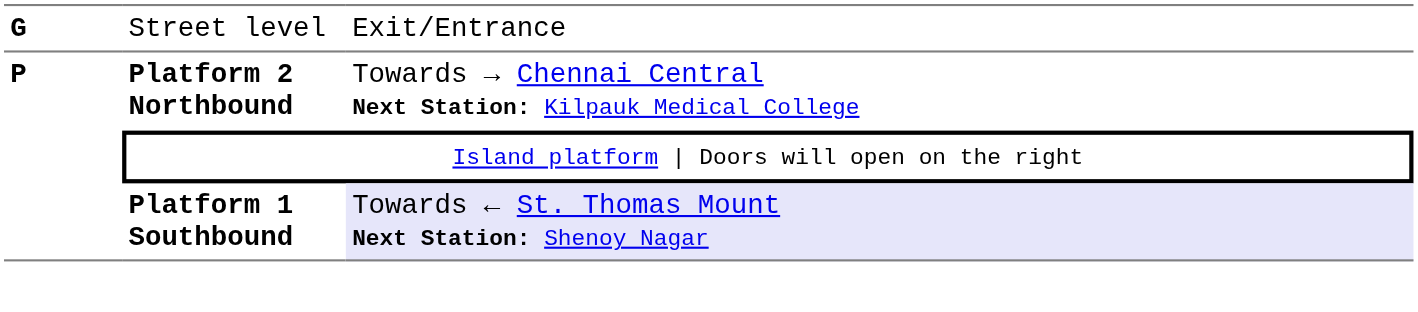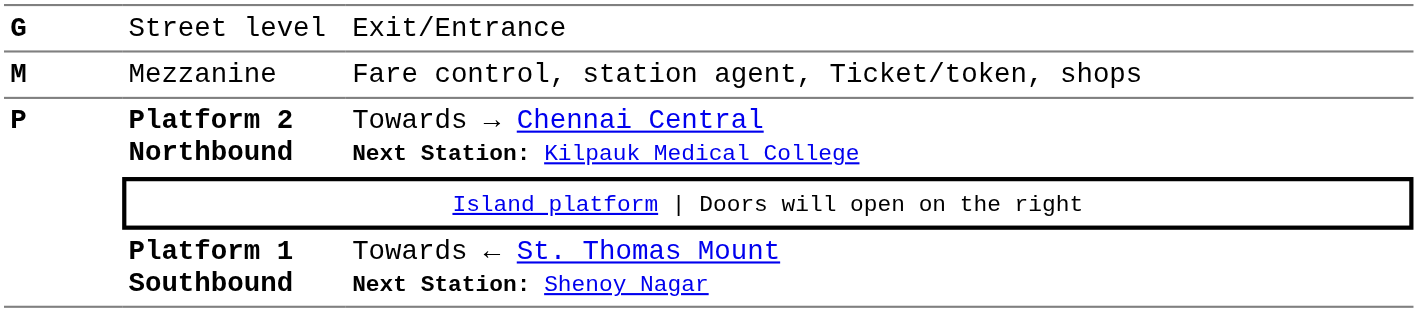+ row: (203, 75)
(566, 220) lavender background -> (566, 267) no background
